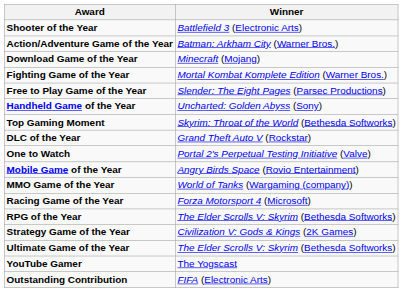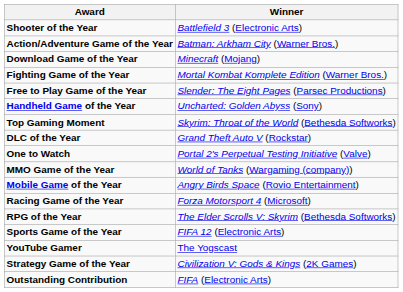rows swapped: (61, 185) <-> (64, 169)
+ row: (64, 232)
rows swapped: (68, 232) <-> (44, 264)
- row: (68, 248)
